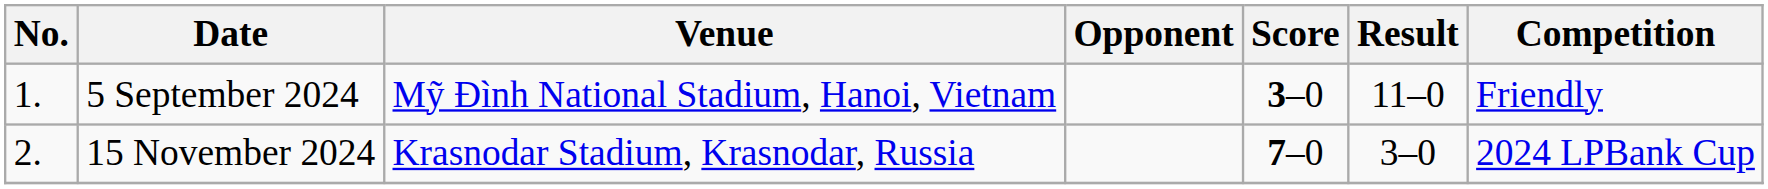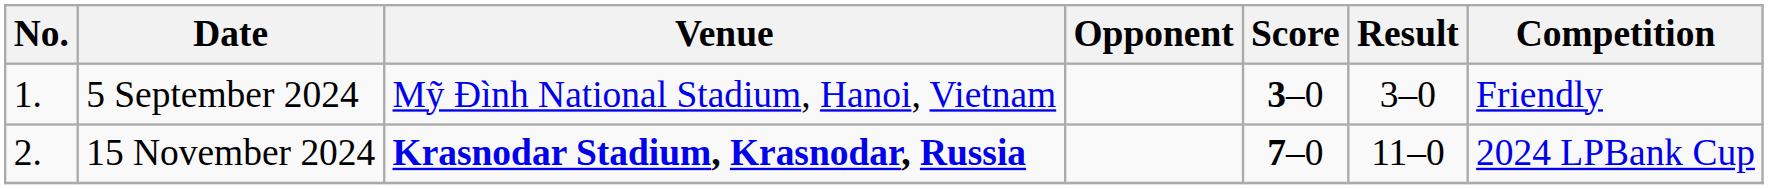(1408, 93) 11–0 -> (1408, 93) 3–0
(683, 152) normal -> (709, 152) bold
(1408, 152) 3–0 -> (1408, 152) 11–0
